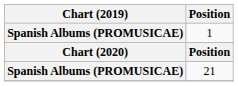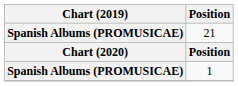rows swapped: (209, 33) <-> (209, 71)
